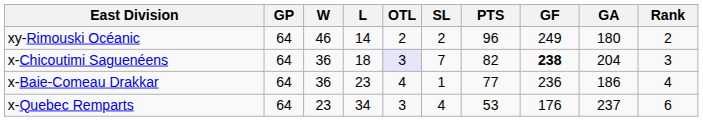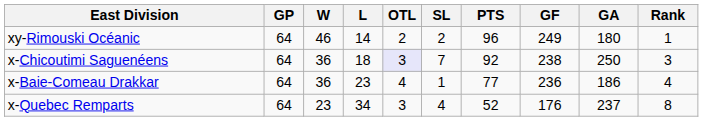(668, 37) 2 -> (668, 37) 1
(491, 60) 82 -> (491, 60) 92
(550, 60) bold -> (550, 60) normal
(609, 60) 204 -> (609, 60) 250
(491, 104) 53 -> (491, 104) 52
(668, 104) 6 -> (668, 104) 8
